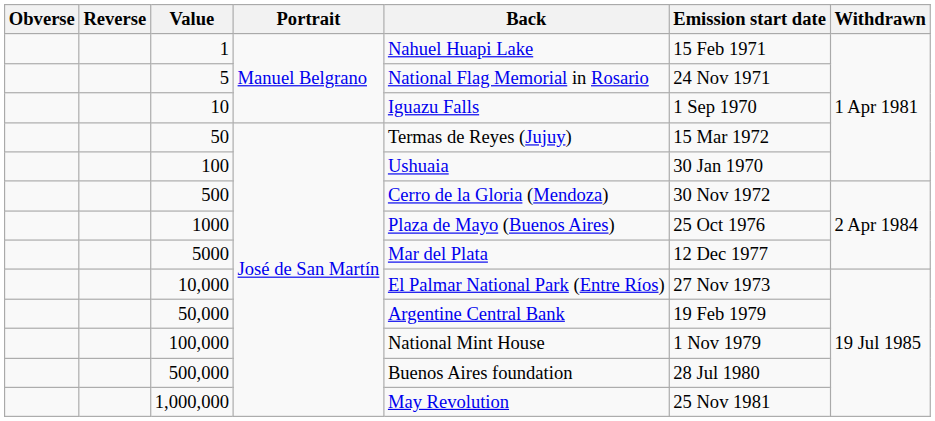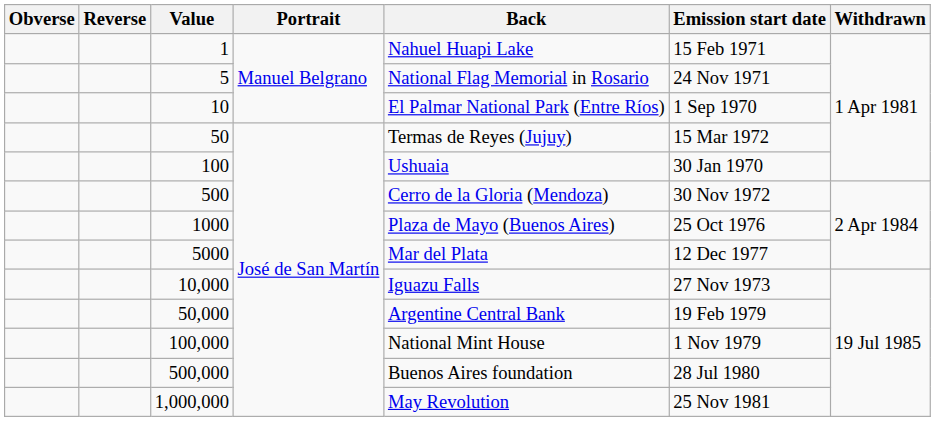(434, 107) Iguazu Falls -> (526, 107) El Palmar National Park (Entre Ríos)
(526, 284) El Palmar National Park (Entre Ríos) -> (434, 284) Iguazu Falls
